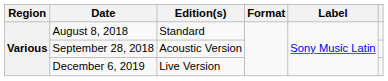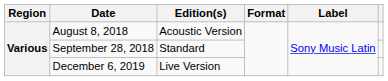(182, 31) Standard -> (201, 31) Acoustic Version
(201, 48) Acoustic Version -> (182, 48) Standard
